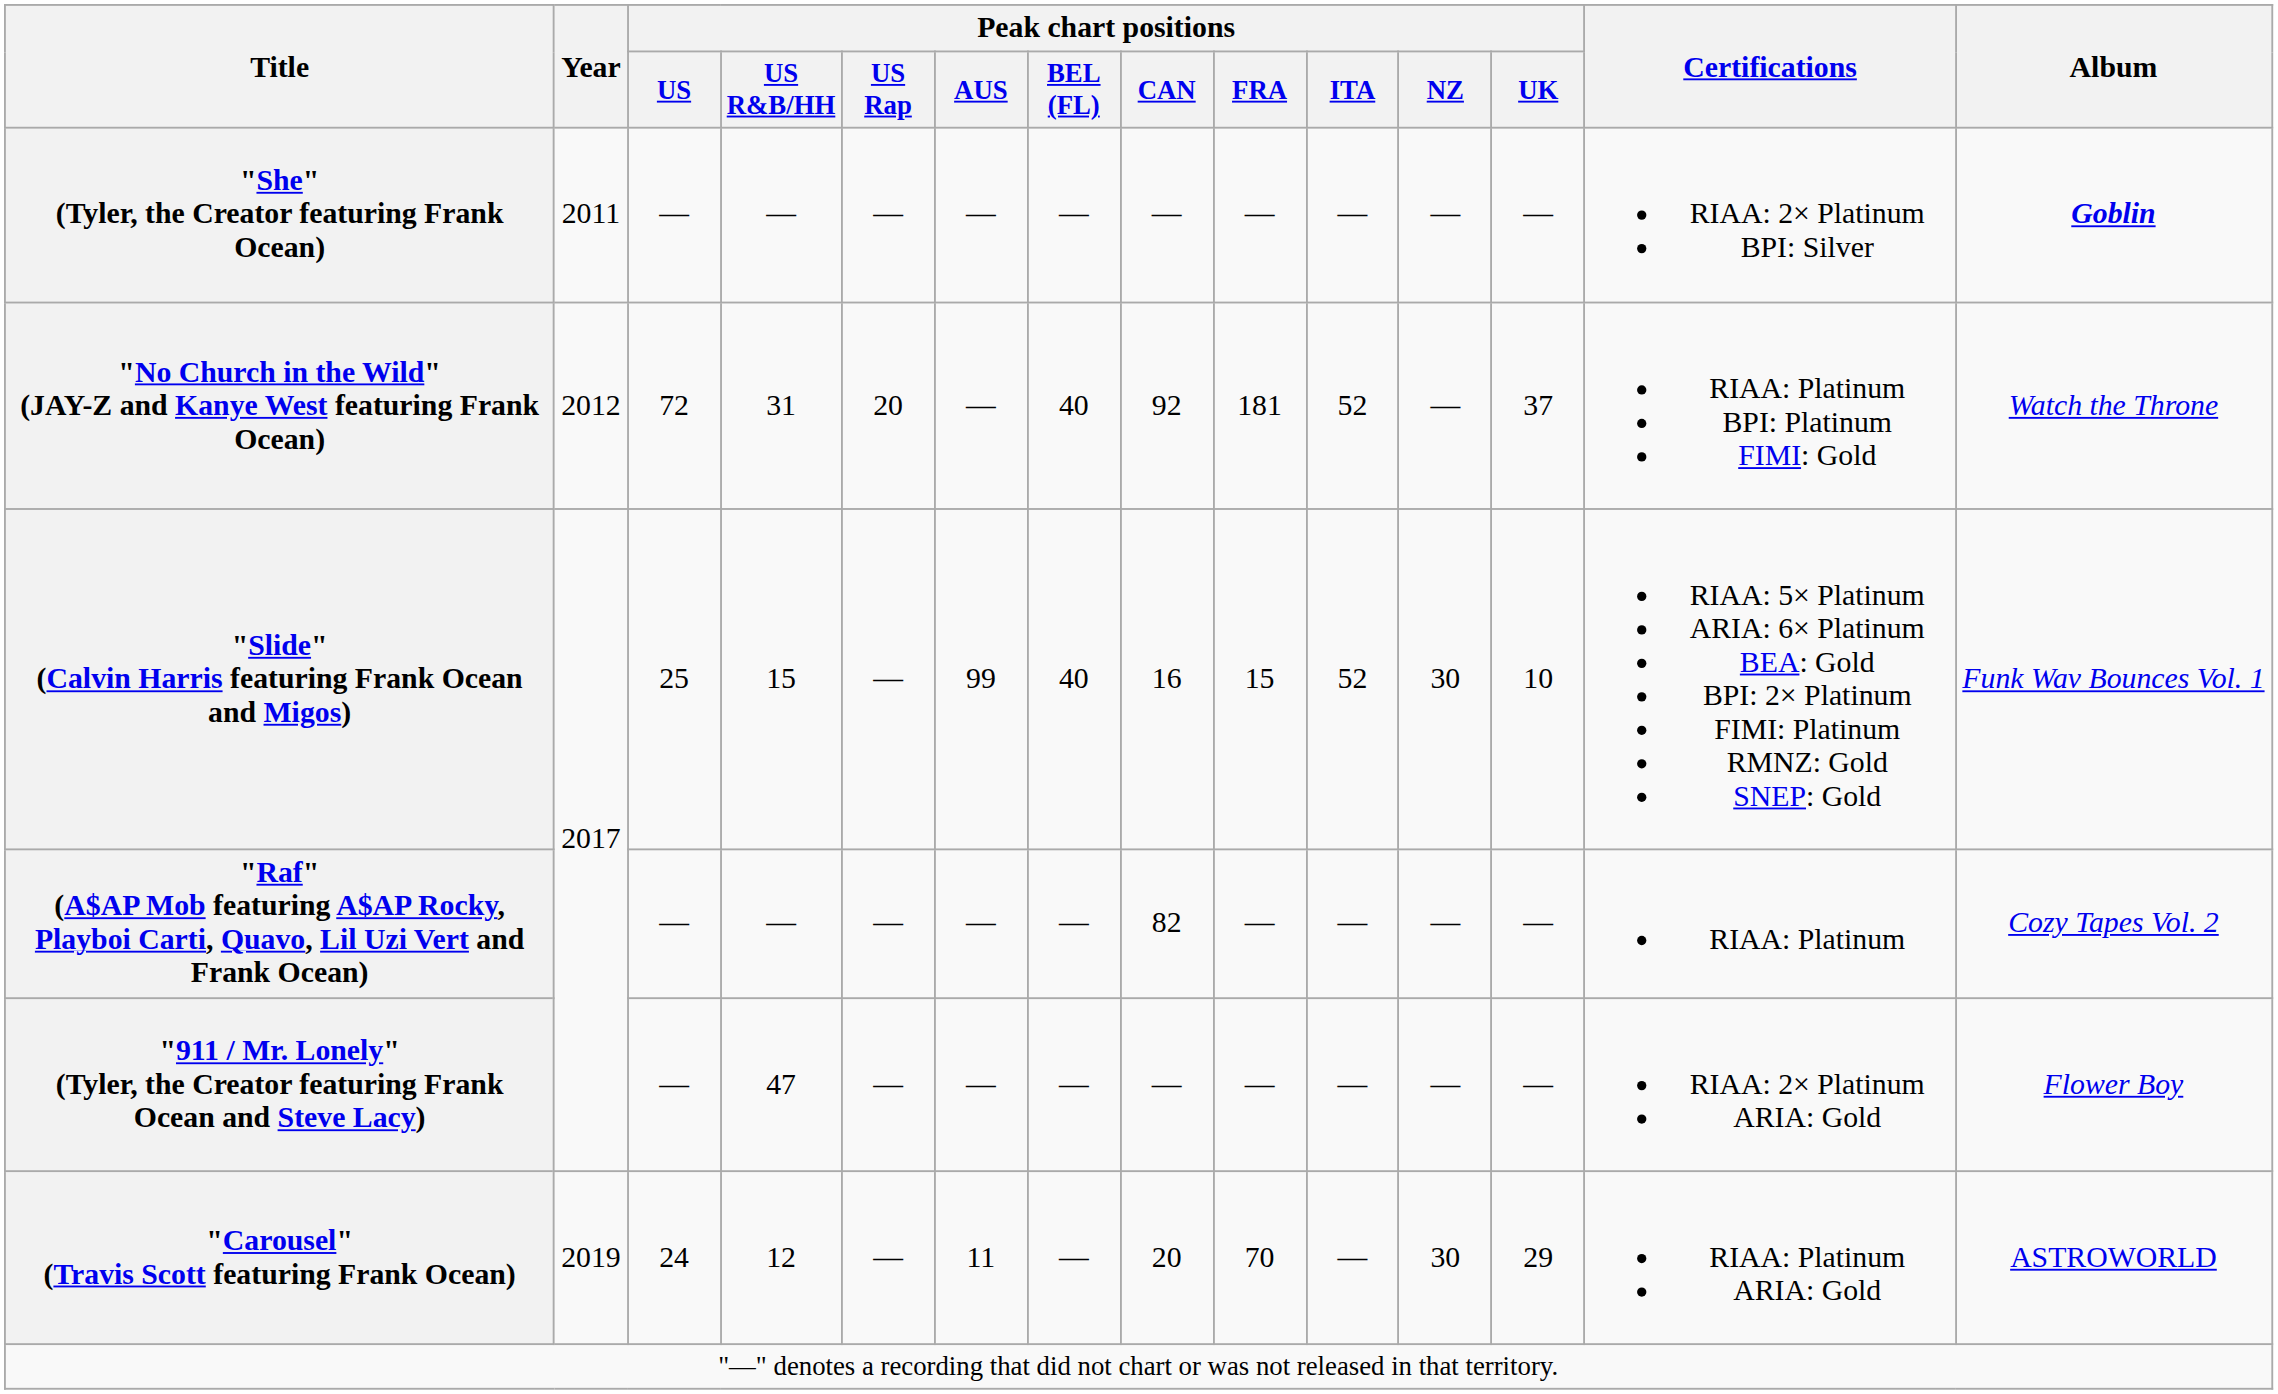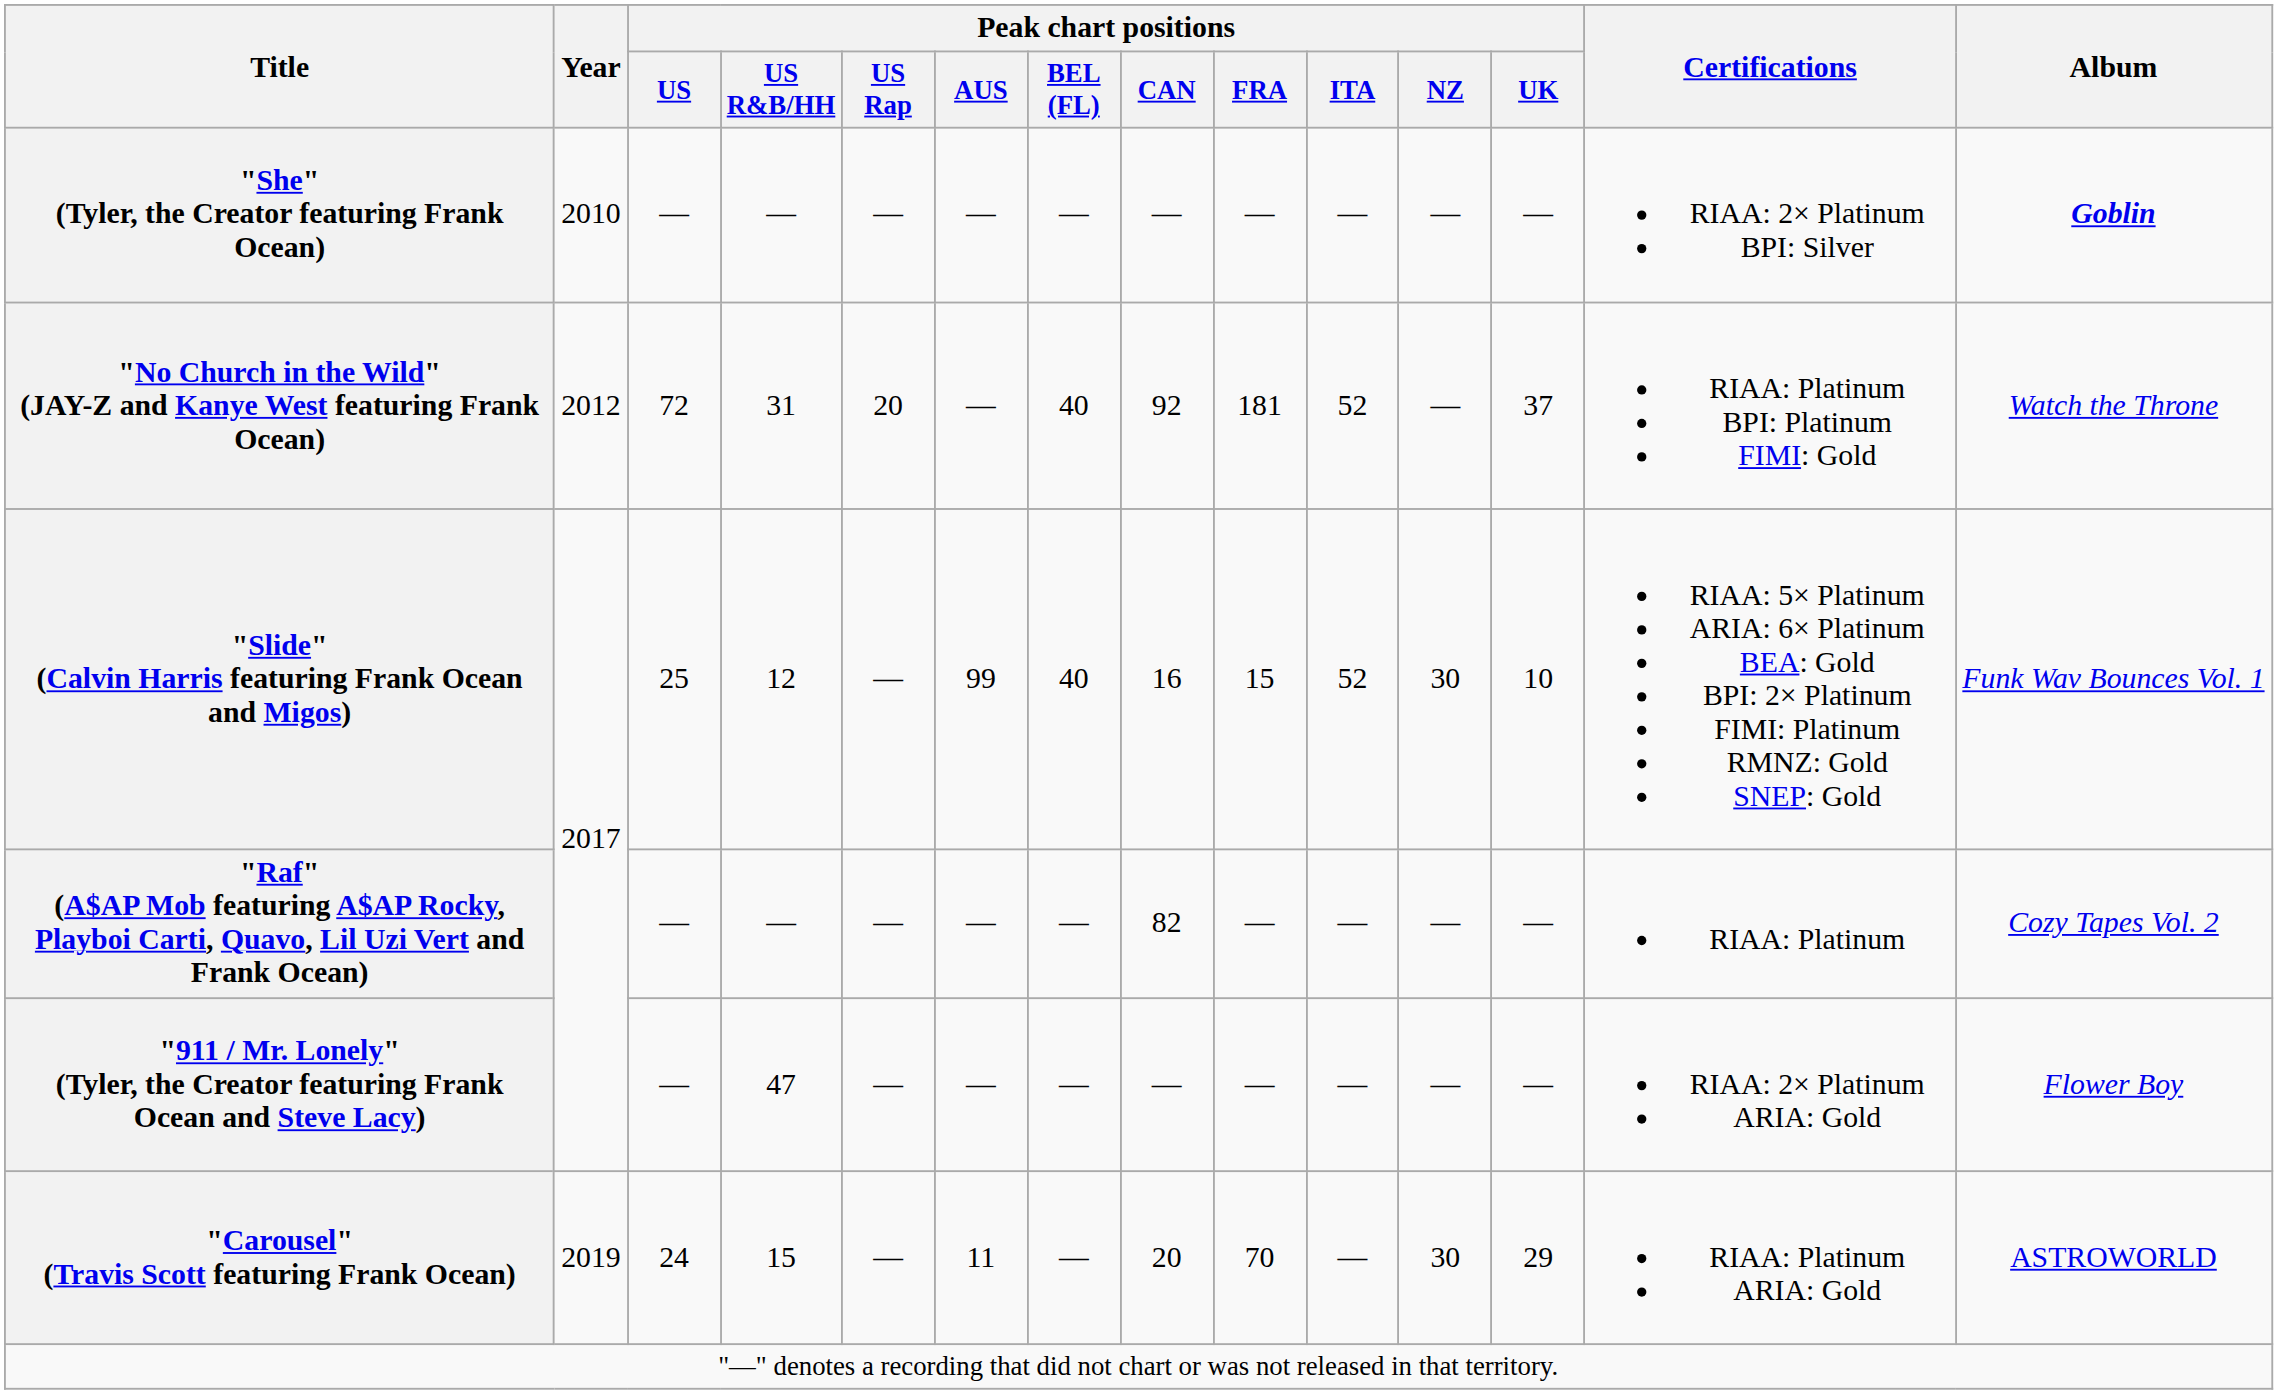(591, 214) 2011 -> (591, 214) 2010
(781, 678) 15 -> (781, 678) 12
(781, 1257) 12 -> (781, 1257) 15
